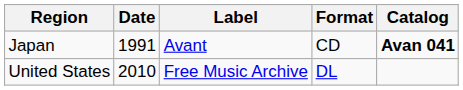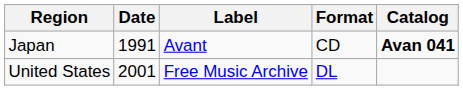(137, 71) 2010 -> (137, 71) 2001
